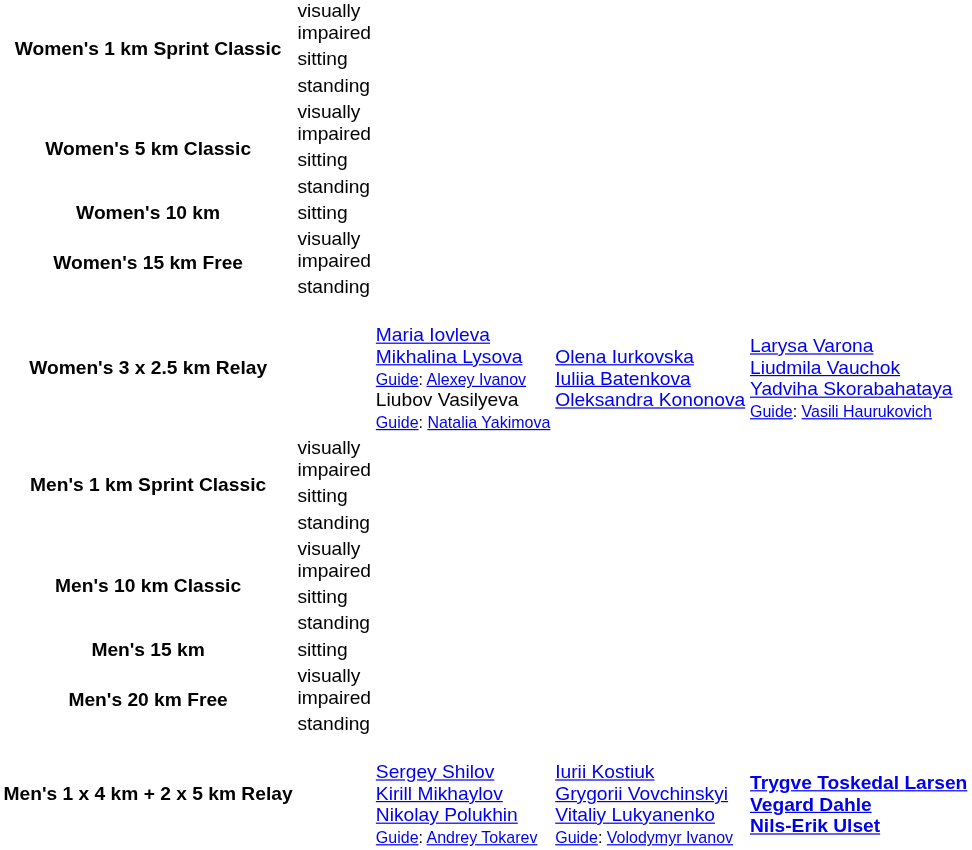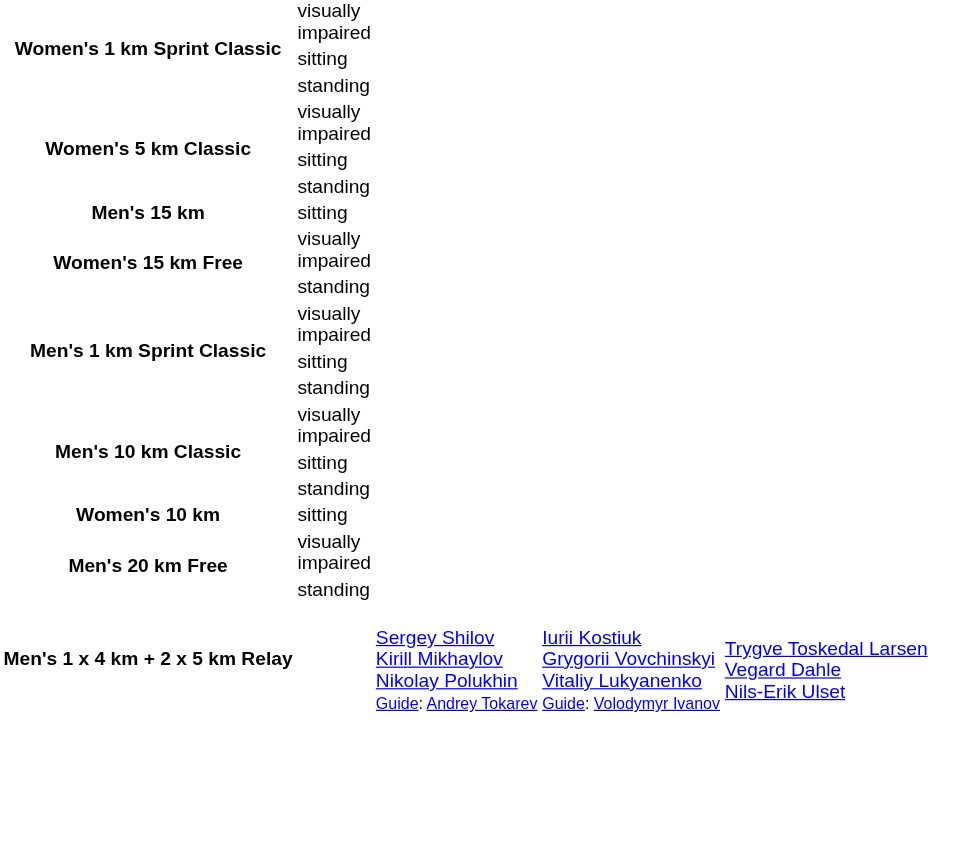rows swapped: (148, 212) <-> (148, 649)
- row: (148, 367)
(859, 804) bold -> (826, 670) normal
